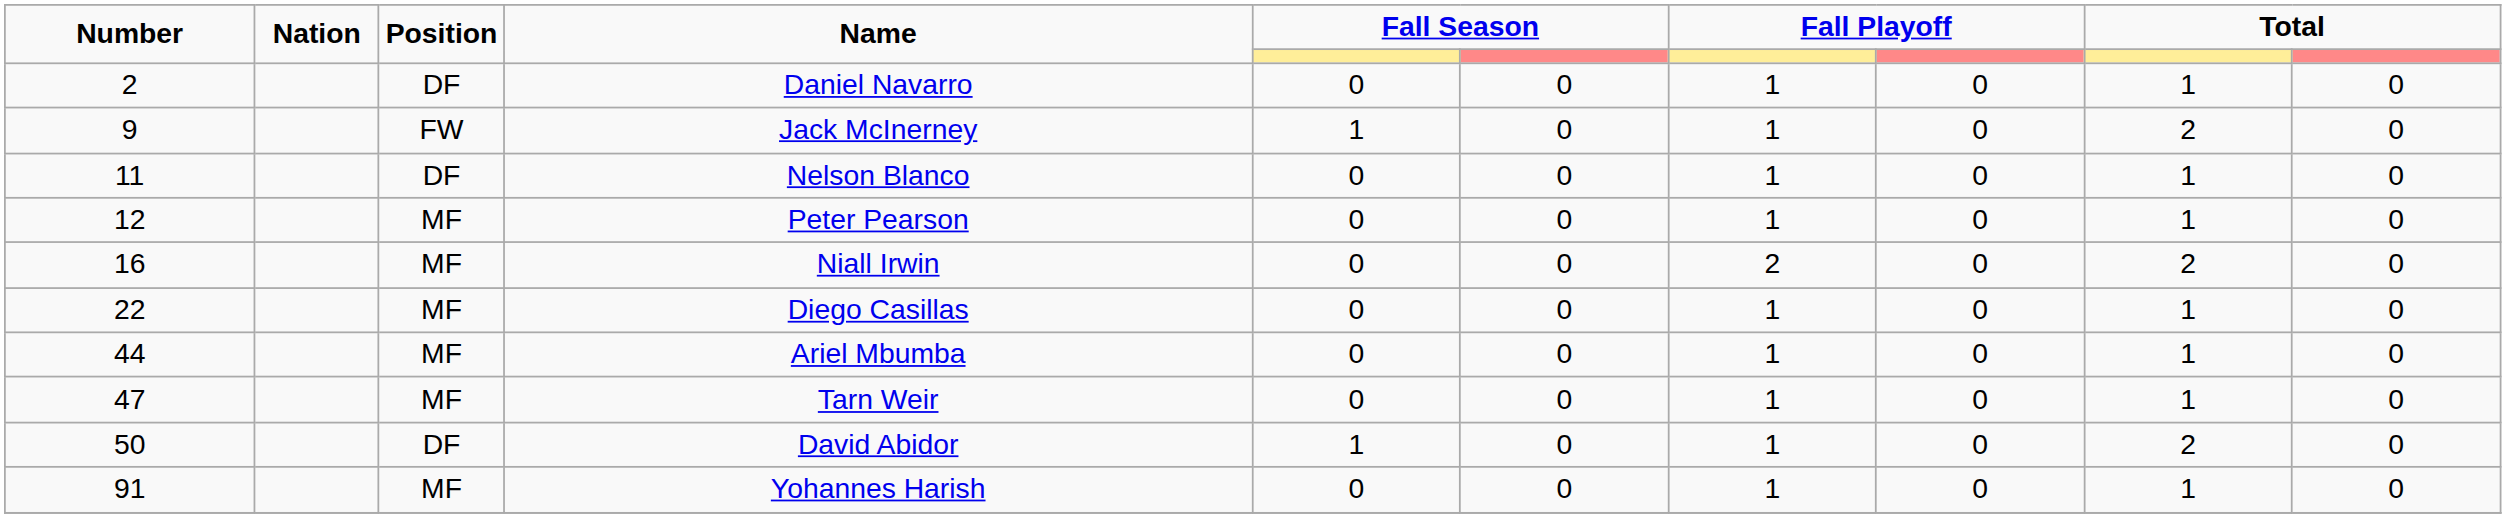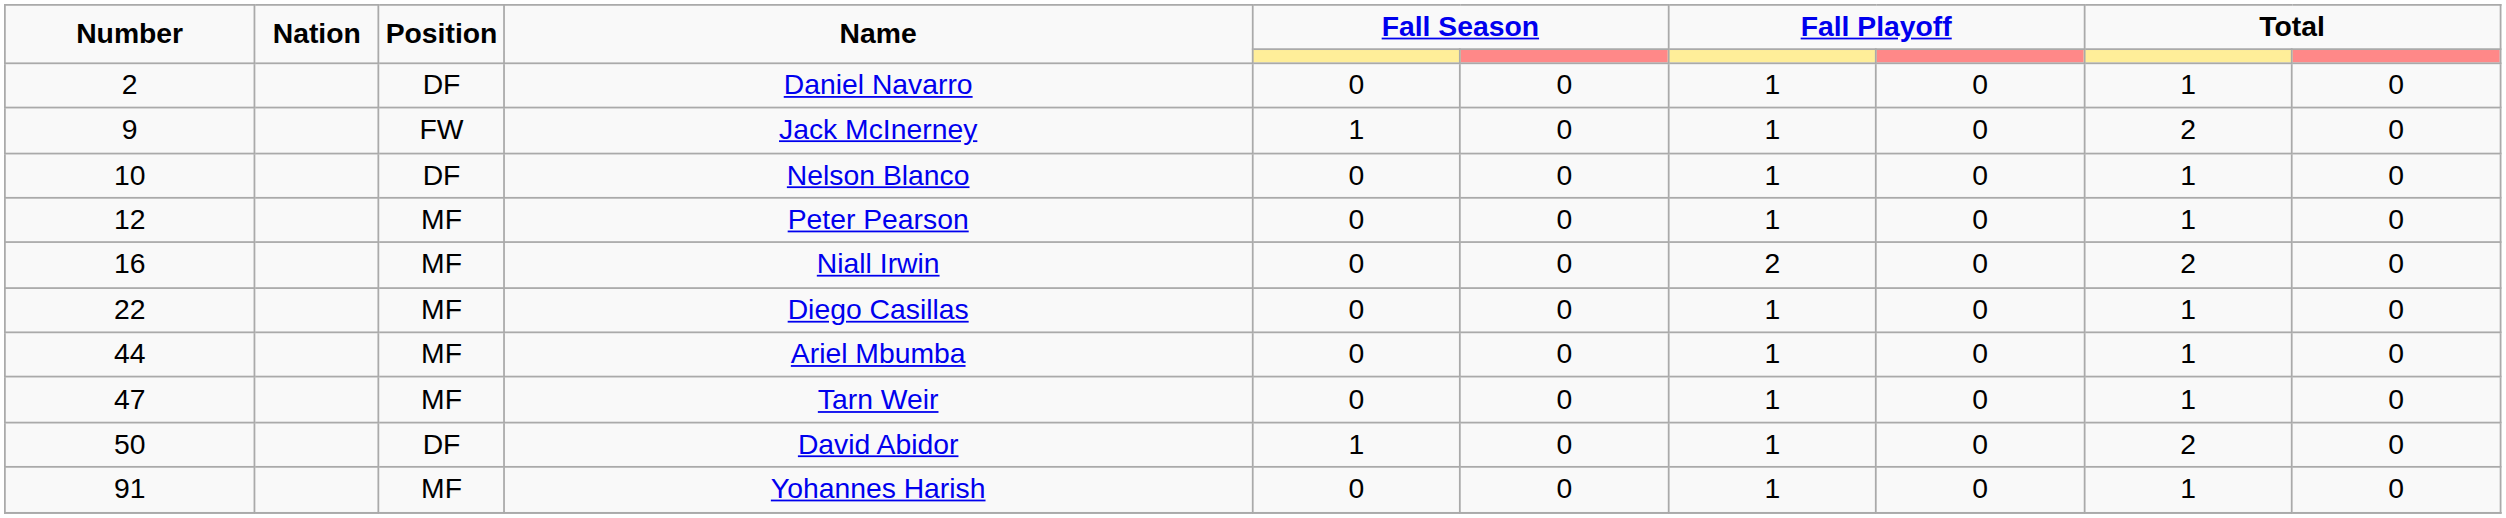(130, 174) 11 -> (130, 174) 10
